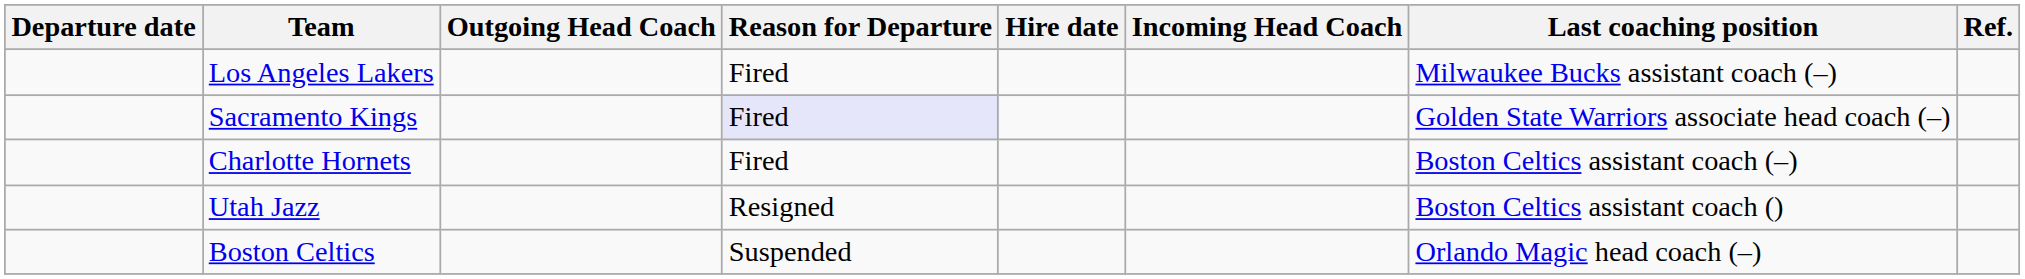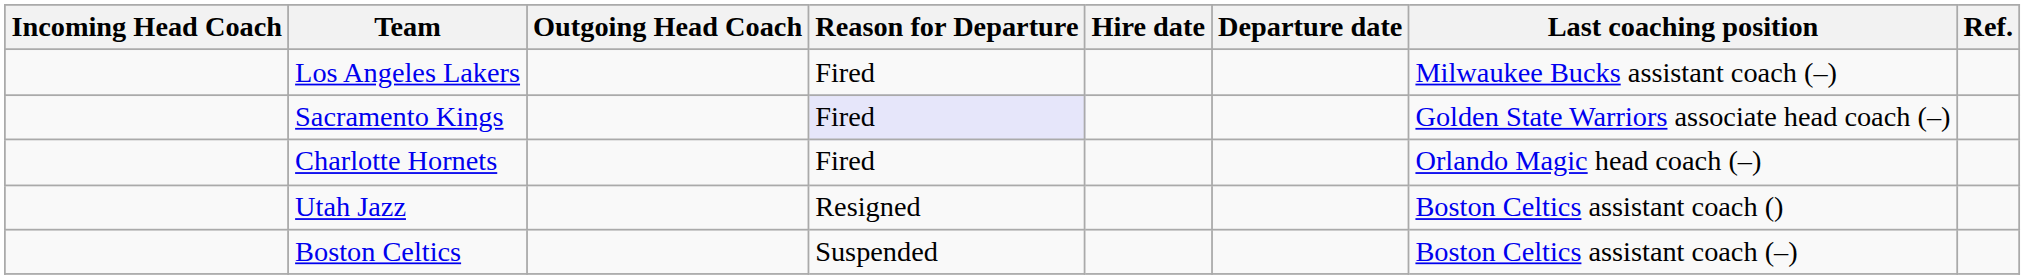columns swapped: (104, 26) <-> (1267, 26)
(1607, 161) Boston Celtics assistant coach (–) -> (1588, 161) Orlando Magic head coach (–)
(1588, 251) Orlando Magic head coach (–) -> (1607, 251) Boston Celtics assistant coach (–)
